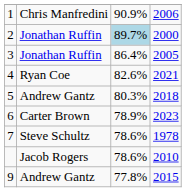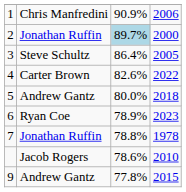(61, 55) Jonathan Ruffin -> (55, 55) Steve Schultz
(45, 75) Ryan Coe -> (55, 75) Carter Brown
(166, 75) 2021 -> (166, 75) 2022
(131, 95) 80.3% -> (131, 95) 80.0%
(55, 116) Carter Brown -> (45, 116) Ryan Coe
(55, 136) Steve Schultz -> (61, 136) Jonathan Ruffin
(131, 136) 78.6% -> (131, 136) 78.8%
